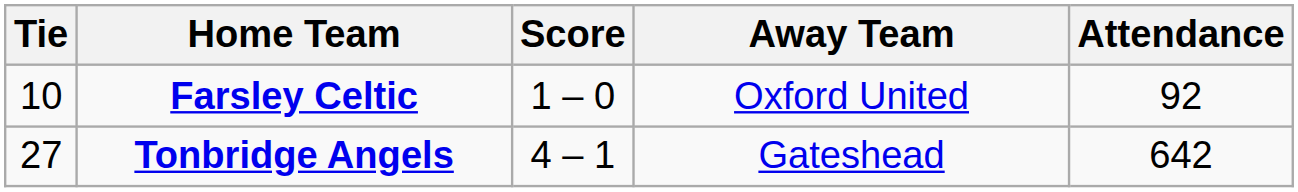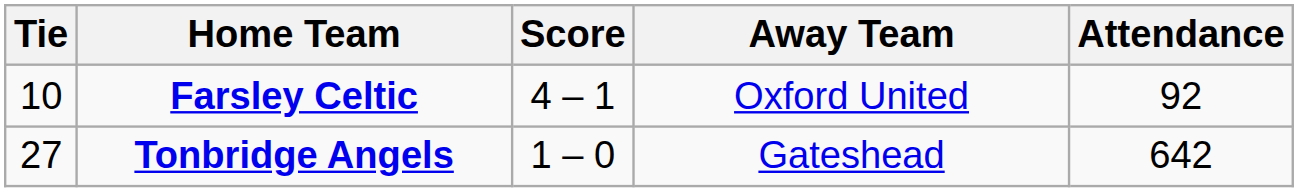(573, 95) 1 – 0 -> (573, 95) 4 – 1
(573, 155) 4 – 1 -> (573, 155) 1 – 0
